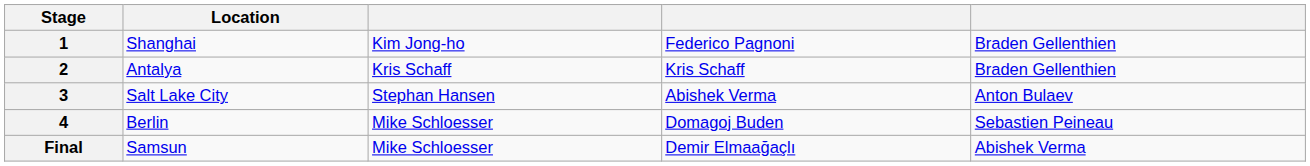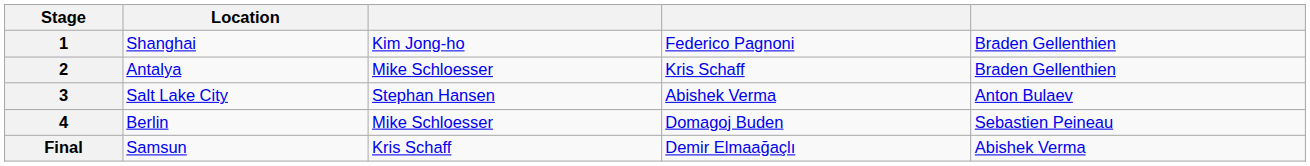(412, 69) Kris Schaff -> (433, 69) Mike Schloesser
(433, 148) Mike Schloesser -> (412, 148) Kris Schaff
